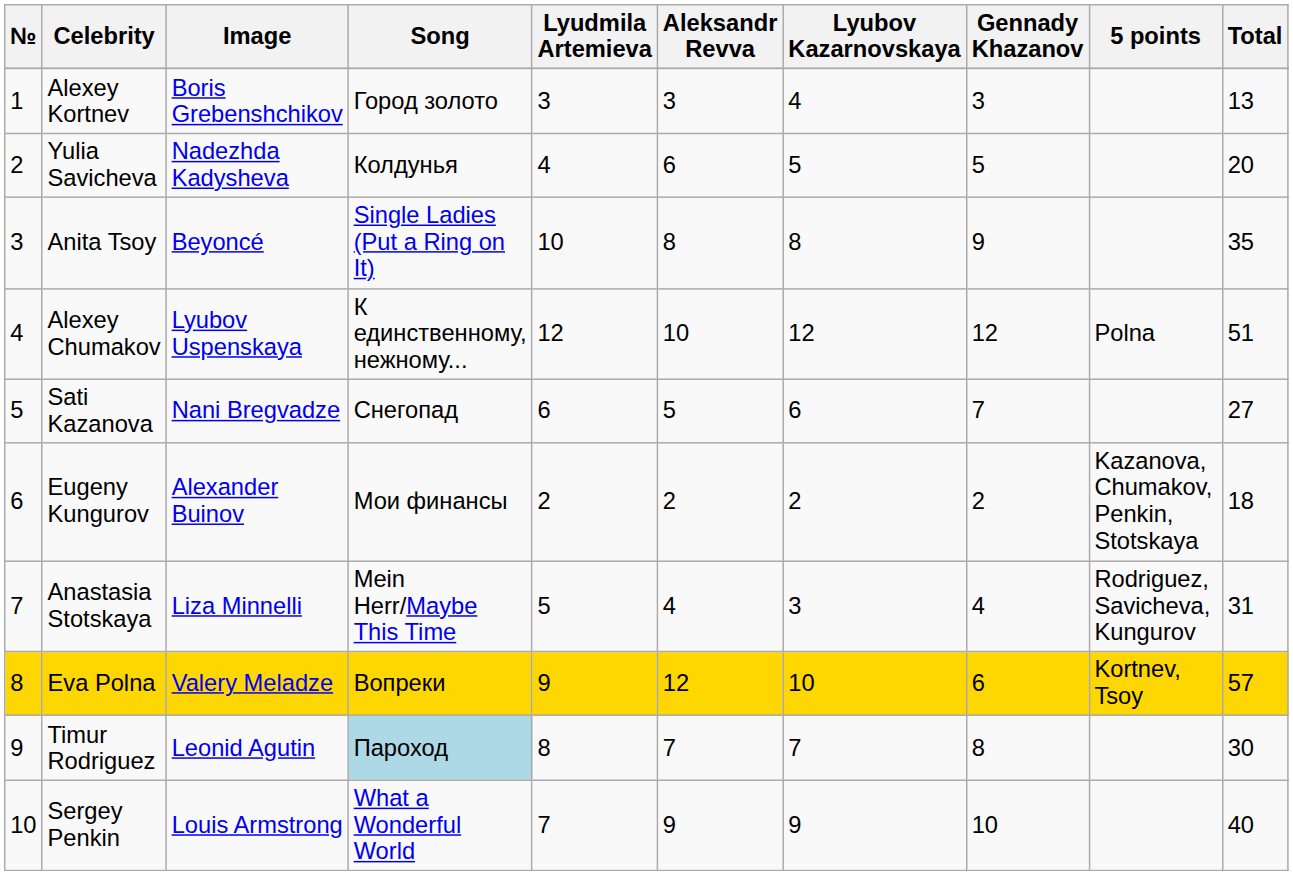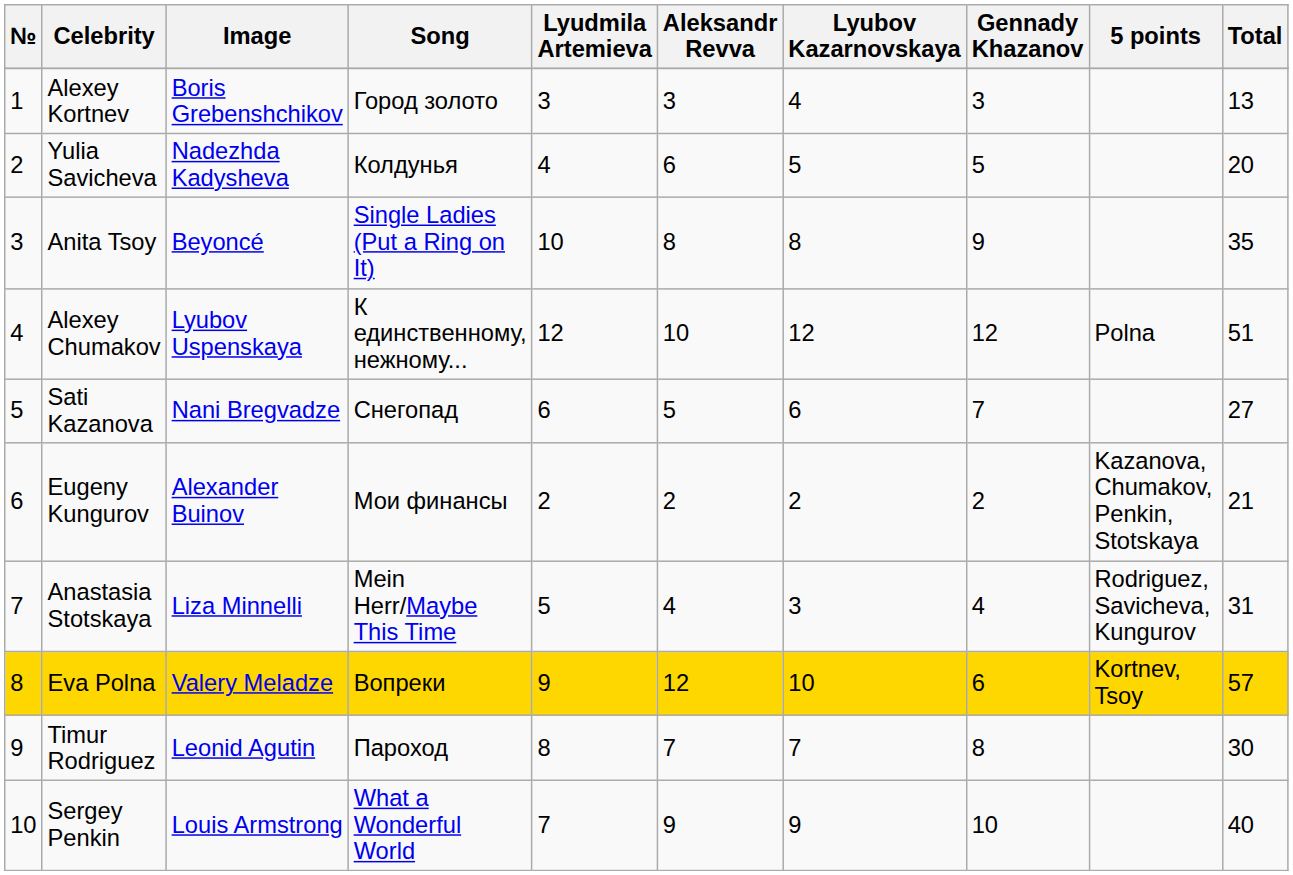(1241, 501) 18 -> (1241, 501) 21
(401, 747) lightblue background -> (401, 747) no background
